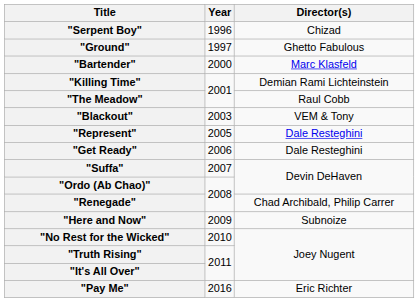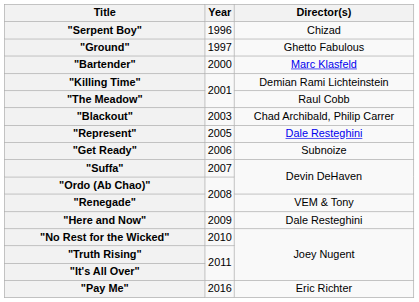(324, 116) VEM & Tony -> (324, 116) Chad Archibald, Philip Carrer
(324, 151) Dale Resteghini -> (324, 151) Subnoize
(324, 202) Chad Archibald, Philip Carrer -> (324, 202) VEM & Tony
(324, 220) Subnoize -> (324, 220) Dale Resteghini
